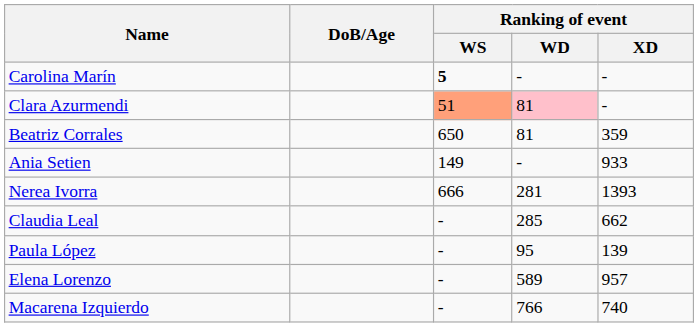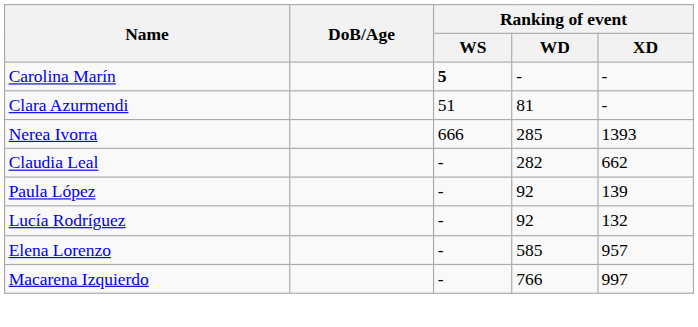(446, 105) lightsalmon background -> (446, 105) no background
(525, 105) pink background -> (525, 105) no background
- row: (66, 134)
- row: (50, 163)
(529, 192) 281 -> (529, 134) 285
(529, 220) 285 -> (529, 163) 282
(525, 249) 95 -> (525, 192) 92
+ row: (67, 220)
(529, 278) 589 -> (529, 249) 585
(615, 307) 740 -> (615, 278) 997
